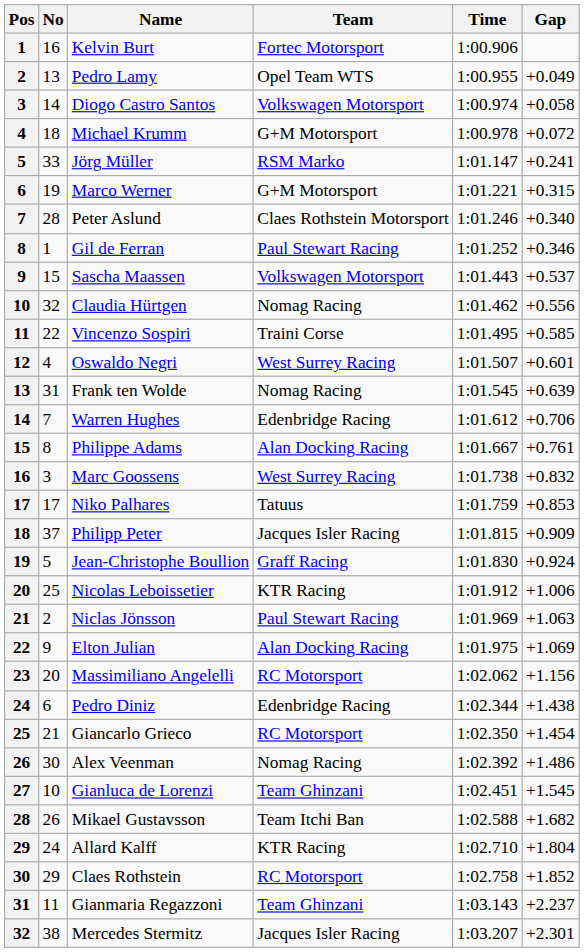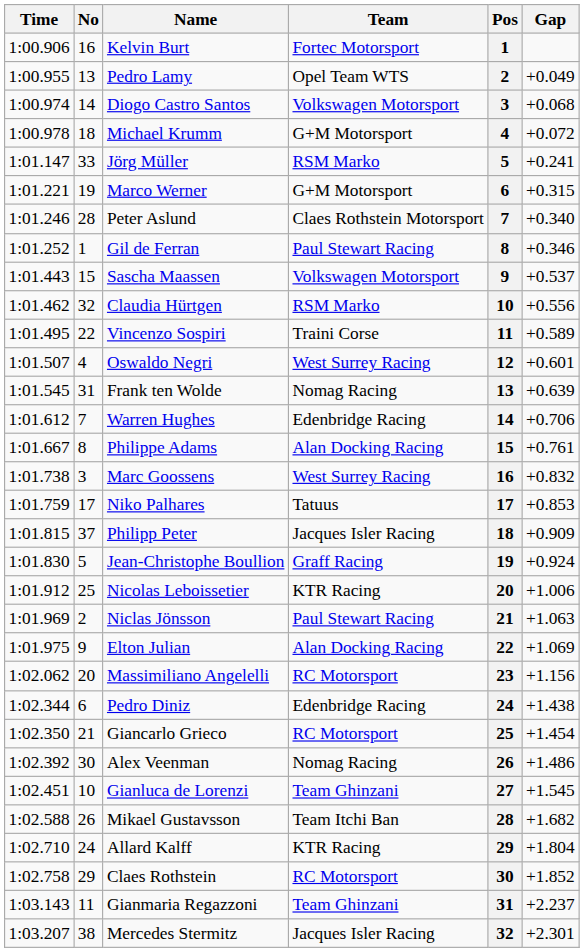columns swapped: (22, 18) <-> (487, 18)
(550, 104) +0.058 -> (550, 104) +0.068
(310, 304) Nomag Racing -> (336, 304) RSM Marko
(550, 333) +0.585 -> (550, 333) +0.589
